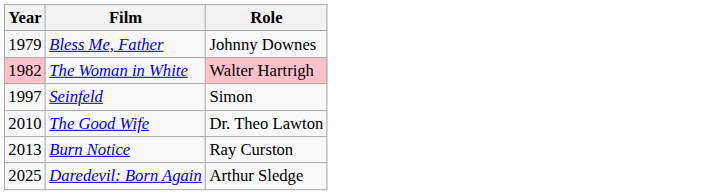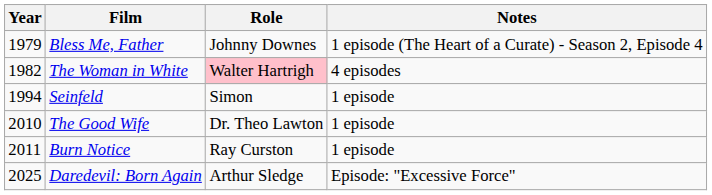+ column: (517, 17)
(25, 70) pink background -> (25, 70) no background
(25, 96) 1997 -> (25, 96) 1994
(25, 149) 2013 -> (25, 149) 2011
